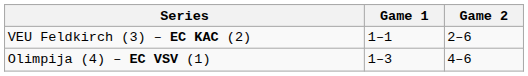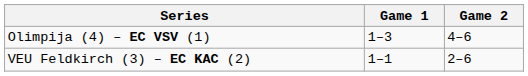rows swapped: (109, 60) <-> (129, 38)
